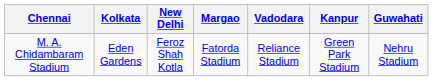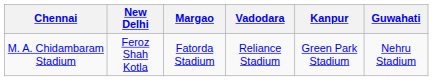- column: (121, 19)
